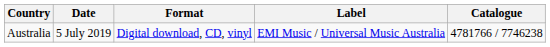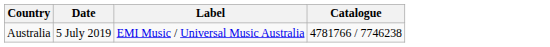- column: (184, 13)
